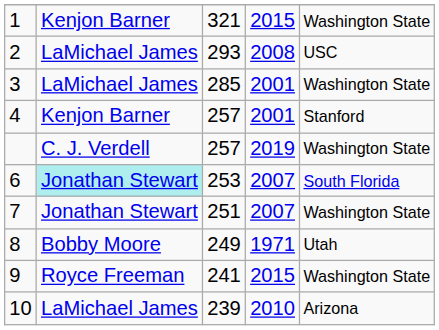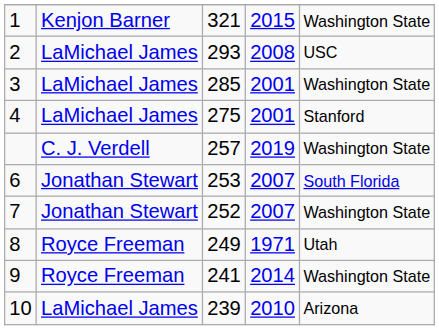(105, 116) Kenjon Barner -> (119, 116) LaMichael James
(224, 116) 257 -> (224, 116) 275
(119, 180) paleturquoise background -> (119, 180) no background
(224, 212) 251 -> (224, 212) 252
(101, 244) Bobby Moore -> (113, 244) Royce Freeman
(273, 276) 2015 -> (273, 276) 2014
